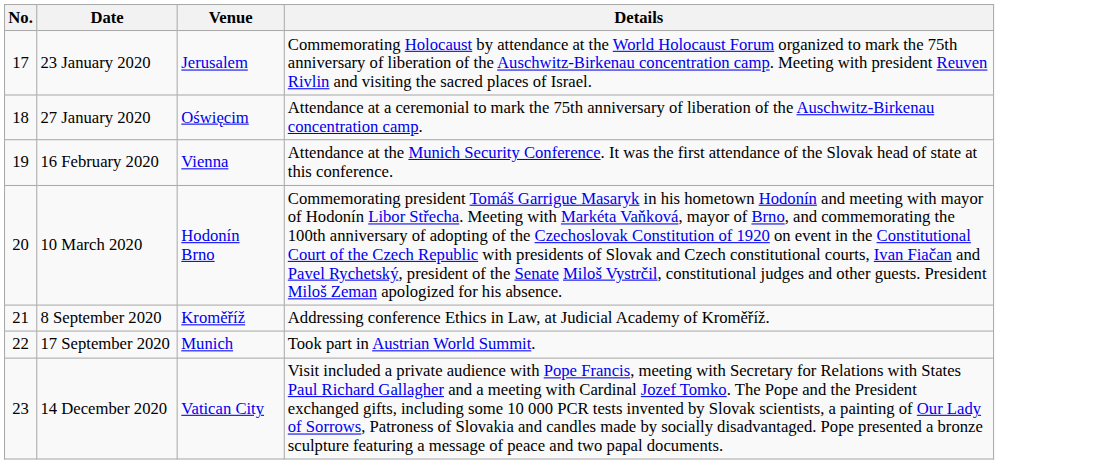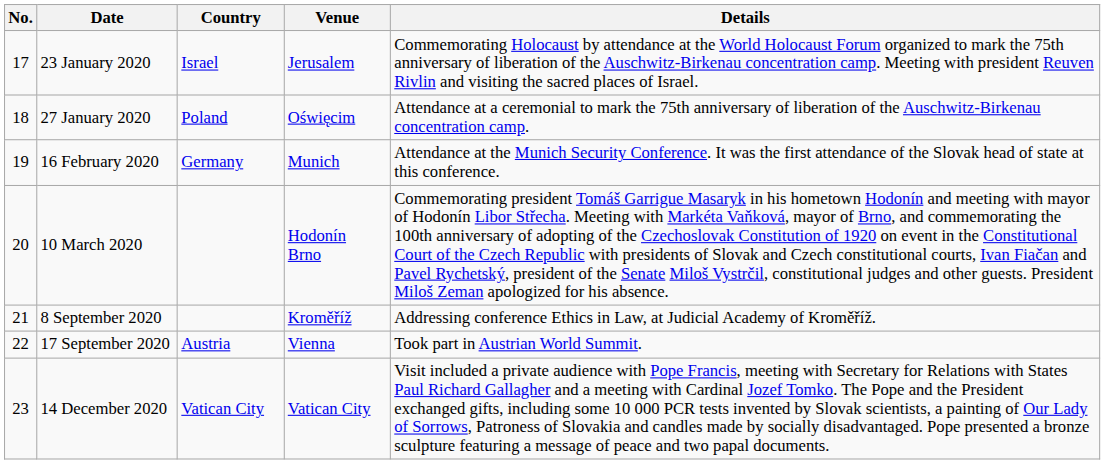+ column: (231, 17)
(205, 162) Vienna -> (314, 162) Munich
(207, 344) Munich -> (311, 344) Vienna
